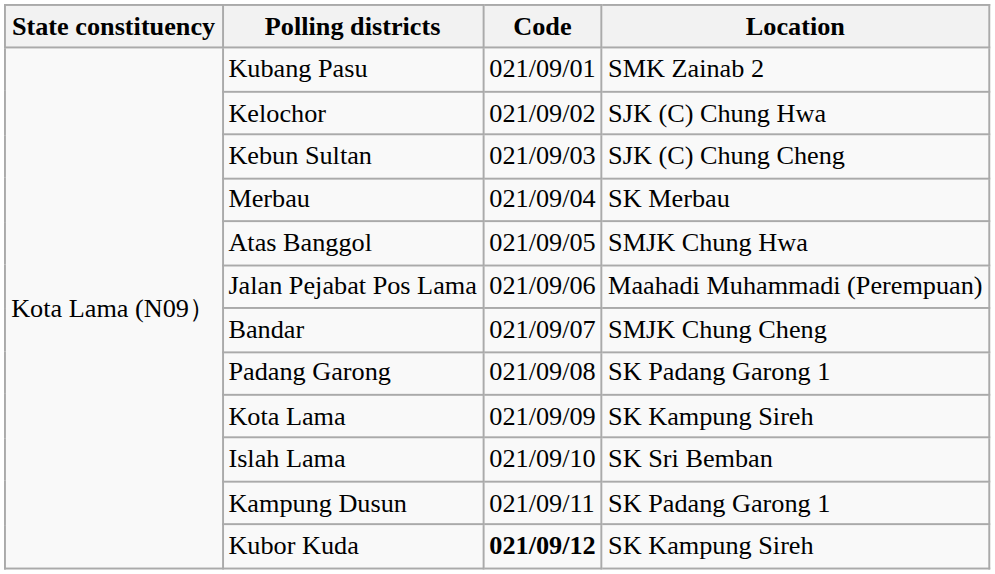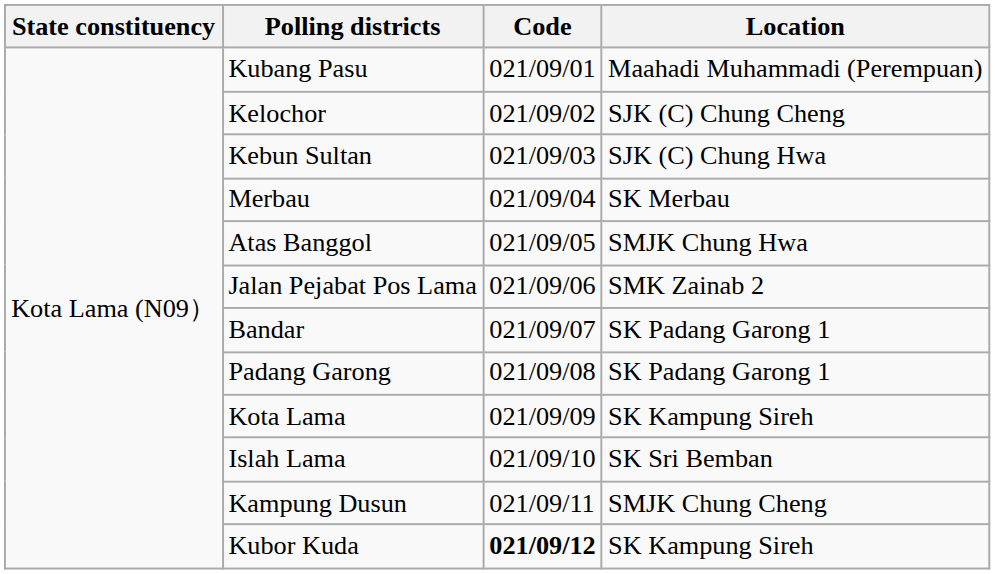(686, 69) SMK Zainab 2 -> (795, 69) Maahadi Muhammadi (Perempuan)
(717, 112) SJK (C) Chung Hwa -> (727, 112) SJK (C) Chung Cheng
(727, 155) SJK (C) Chung Cheng -> (717, 155) SJK (C) Chung Hwa
(795, 285) Maahadi Muhammadi (Perempuan) -> (686, 285) SMK Zainab 2
(717, 328) SMJK Chung Cheng -> (719, 328) SK Padang Garong 1
(719, 502) SK Padang Garong 1 -> (717, 502) SMJK Chung Cheng
